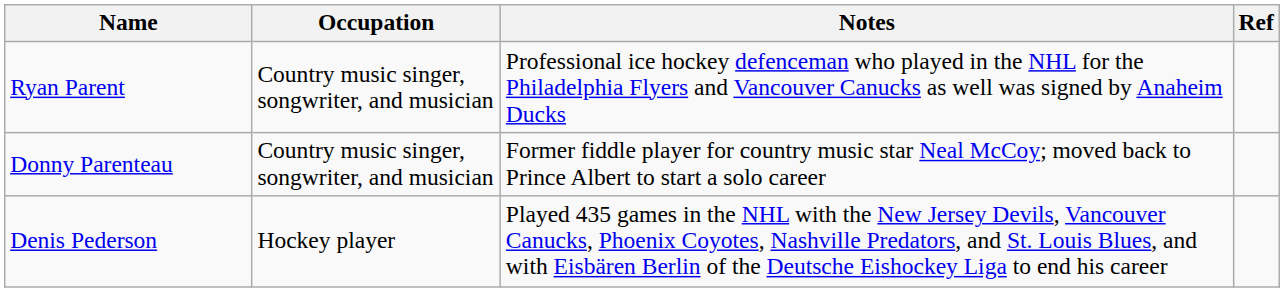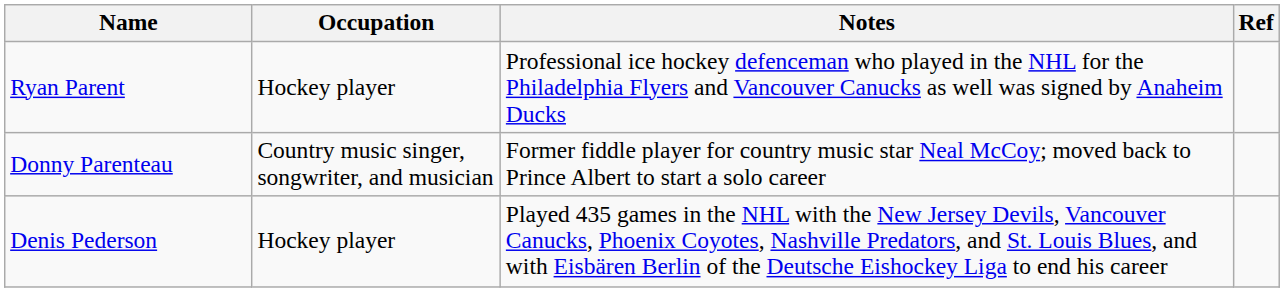(375, 86) Country music singer, songwriter, and musician -> (326, 86) Hockey player
